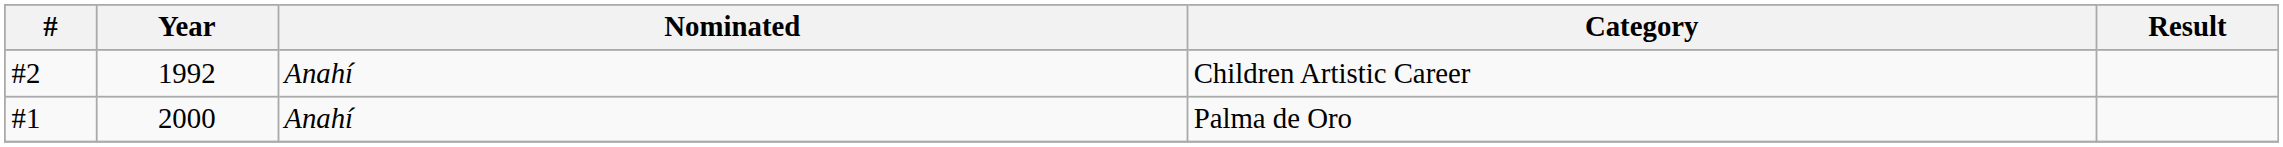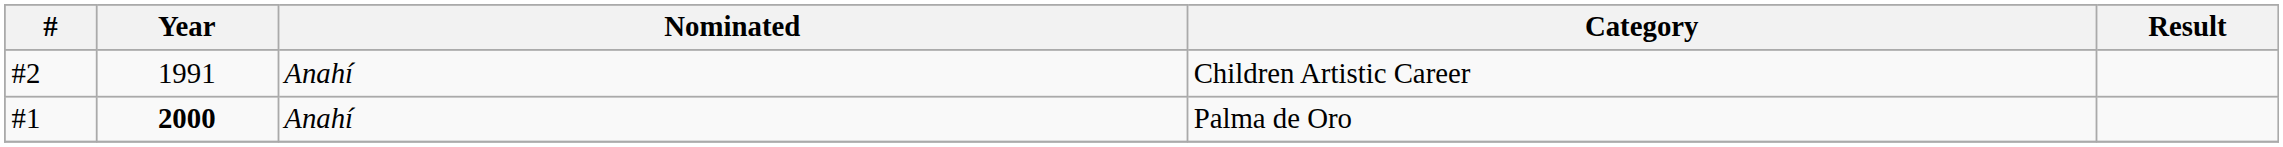(187, 73) 1992 -> (187, 73) 1991
(187, 118) normal -> (187, 118) bold
